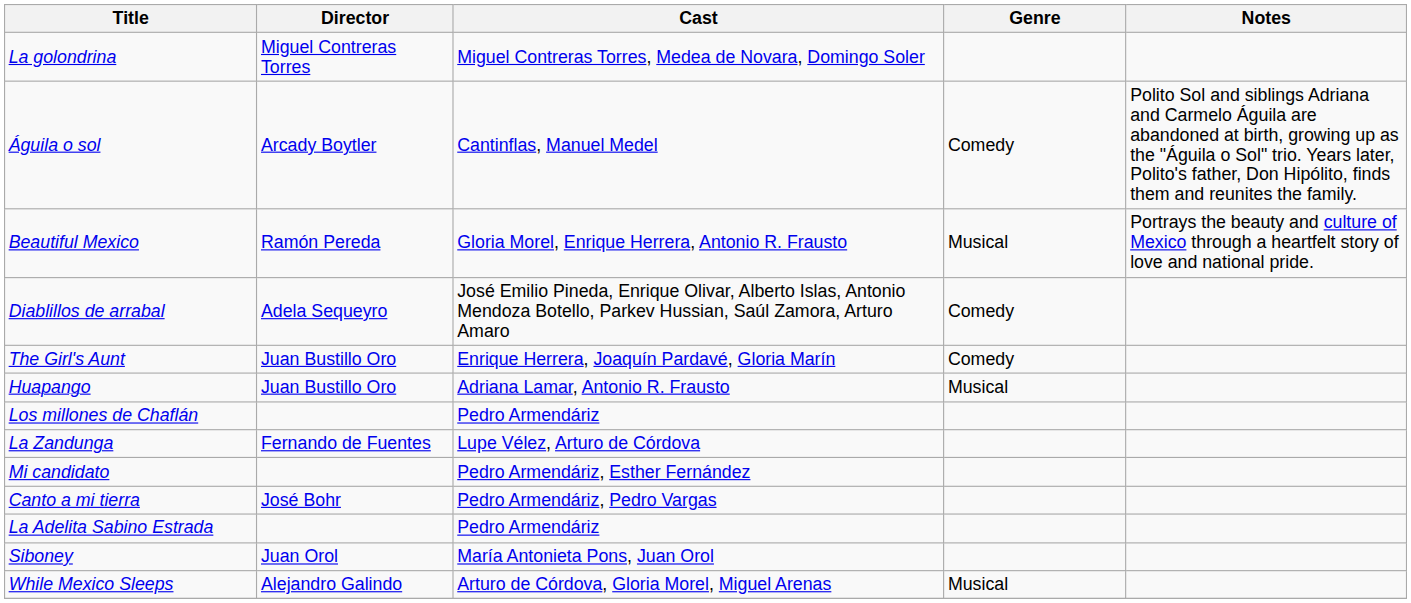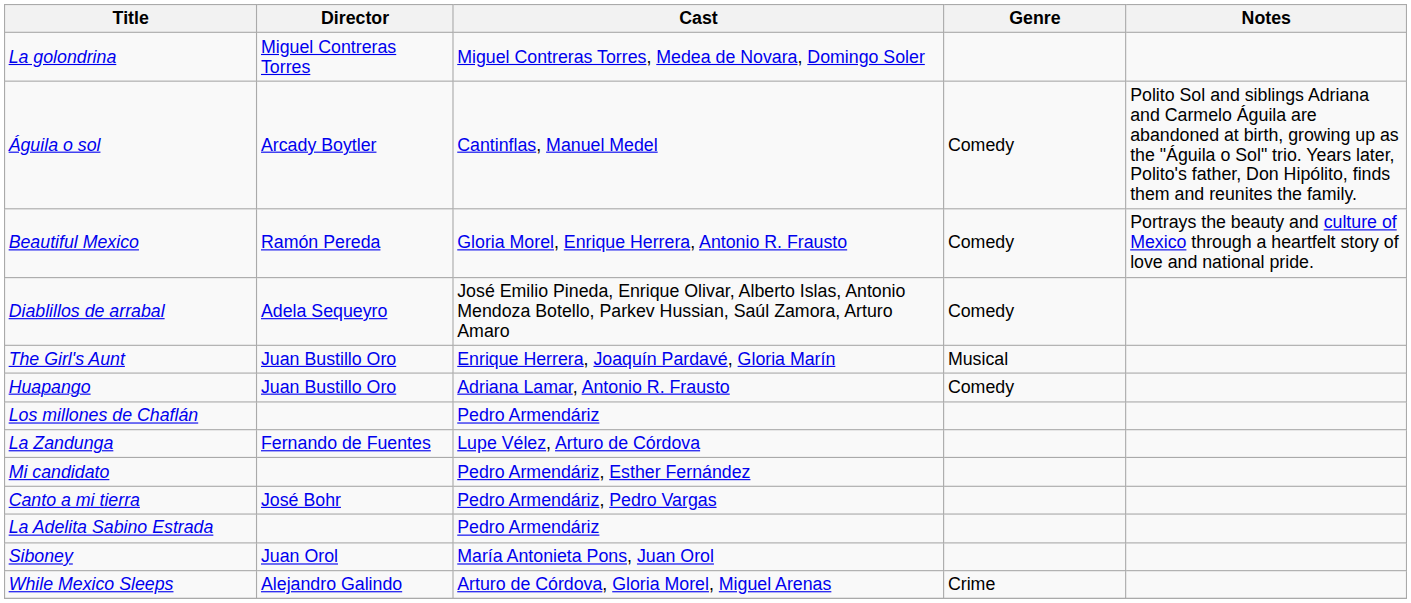(978, 242) Musical -> (981, 242) Comedy
(981, 359) Comedy -> (978, 359) Musical
(978, 387) Musical -> (981, 387) Comedy
(978, 584) Musical -> (972, 584) Crime
